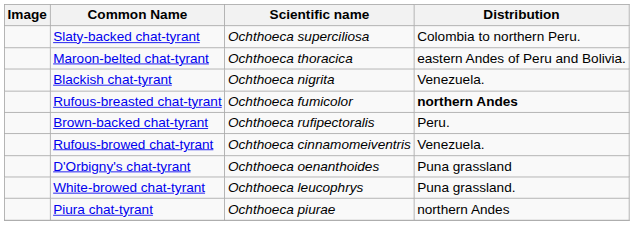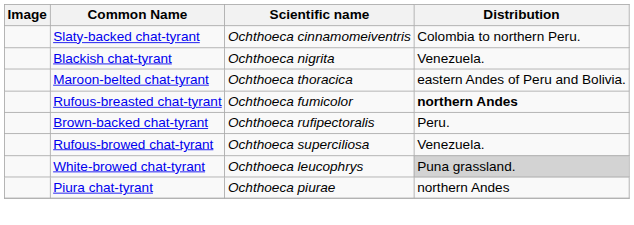(299, 36) Ochthoeca superciliosa -> (319, 36) Ochthoeca cinnamomeiventris
rows swapped: (112, 79) <-> (131, 58)
(319, 144) Ochthoeca cinnamomeiventris -> (299, 144) Ochthoeca superciliosa
- row: (122, 166)
(466, 187) no background -> (466, 166) lightgrey background
